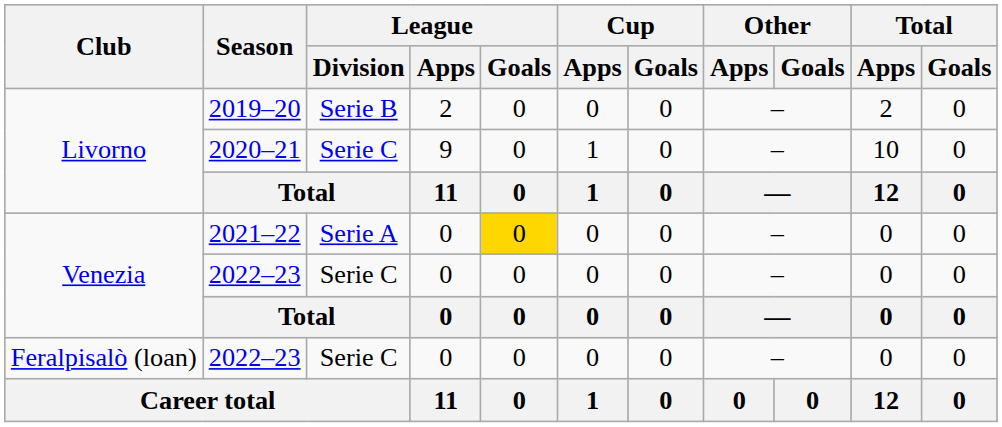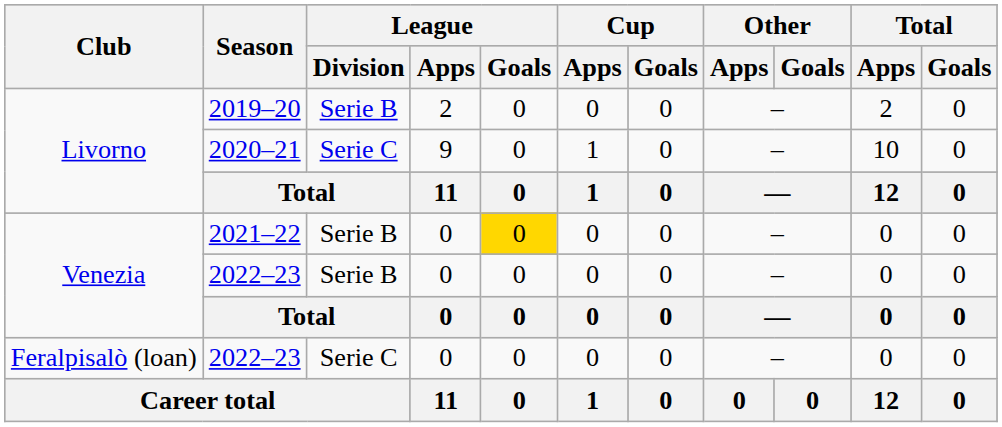(359, 233) Serie A -> (359, 233) Serie B
(359, 274) Serie C -> (359, 274) Serie B
